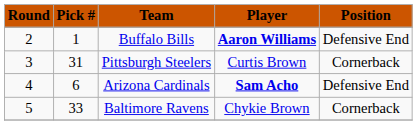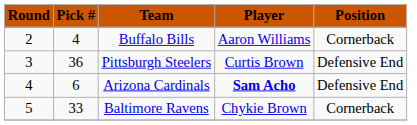(76, 39) 1 -> (76, 39) 4
(267, 39) bold -> (264, 39) normal
(366, 39) Defensive End -> (360, 39) Cornerback
(76, 62) 31 -> (76, 62) 36
(366, 62) Cornerback -> (360, 62) Defensive End
